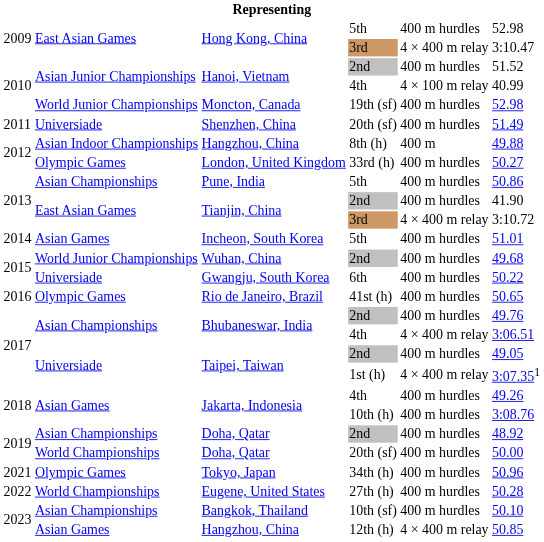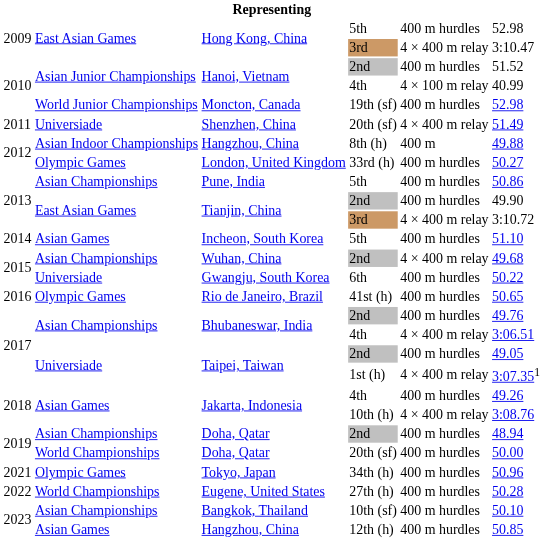(440, 124) 400 m hurdles -> (444, 124) 4 × 400 m relay
(508, 200) 41.90 -> (508, 200) 49.90
(508, 239) 51.01 -> (508, 239) 51.10
(116, 258) World Junior Championships -> (96, 258) Asian Championships
(440, 258) 400 m hurdles -> (444, 258) 4 × 400 m relay
(440, 415) 400 m hurdles -> (444, 415) 4 × 400 m relay
(508, 434) 48.92 -> (508, 434) 48.94
(444, 530) 4 × 400 m relay -> (440, 530) 400 m hurdles
